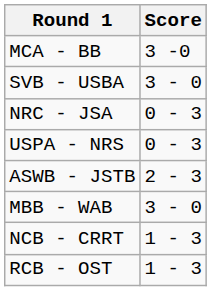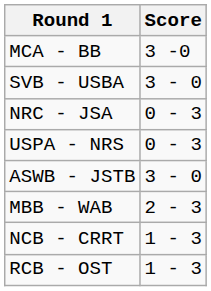(173, 176) 2 - 3 -> (173, 176) 3 - 0
(173, 207) 3 - 0 -> (173, 207) 2 - 3
